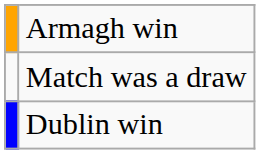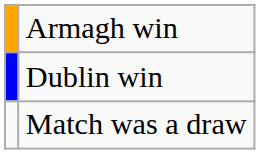rows swapped: (94, 124) <-> (136, 76)
